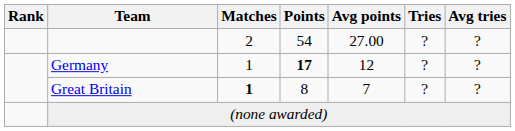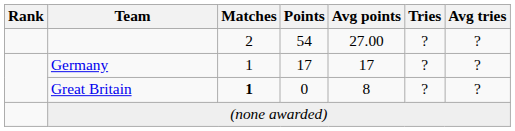(304, 65) bold -> (304, 65) normal
(366, 65) 12 -> (366, 65) 17
(304, 89) 8 -> (304, 89) 0
(366, 89) 7 -> (366, 89) 8
